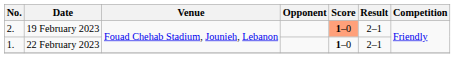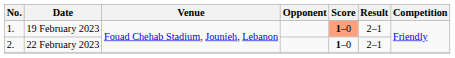(11, 28) 2. -> (11, 28) 1.
(11, 45) 1. -> (11, 45) 2.
